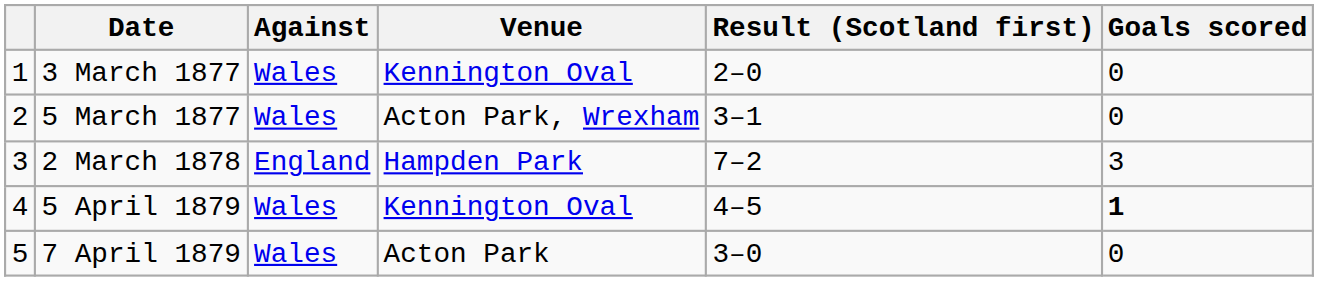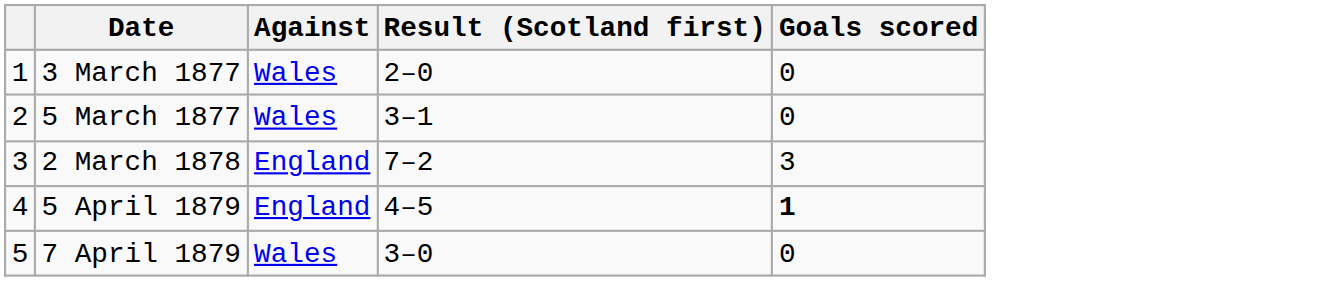- column: (541, 28)
(296, 208) Wales -> (312, 208) England
